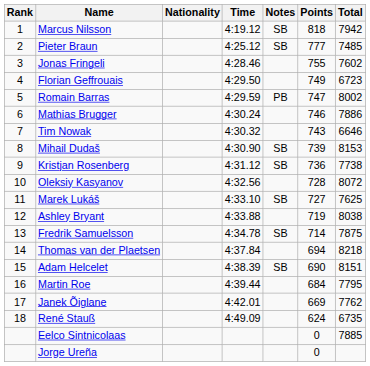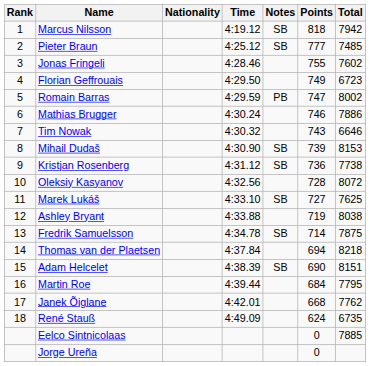(317, 302) 669 -> (317, 302) 668
